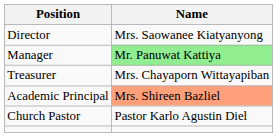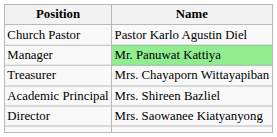rows swapped: (29, 34) <-> (44, 116)
(167, 95) lightsalmon background -> (167, 95) no background
